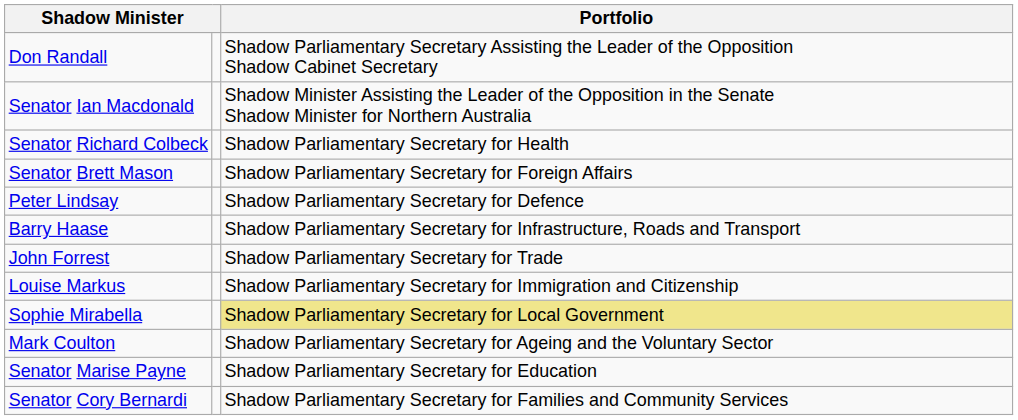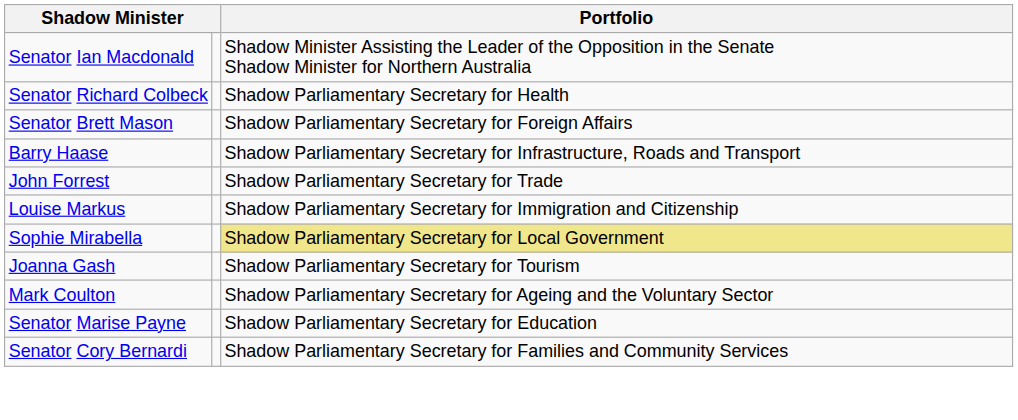- row: (58, 57)
- row: (63, 201)
+ row: (62, 266)
